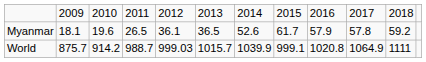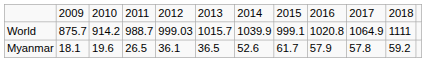rows swapped: (30, 31) <-> (21, 48)
